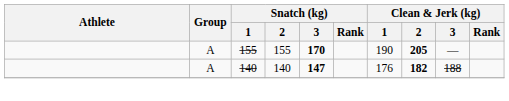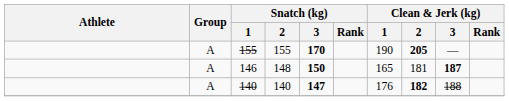+ row: (248, 68)
